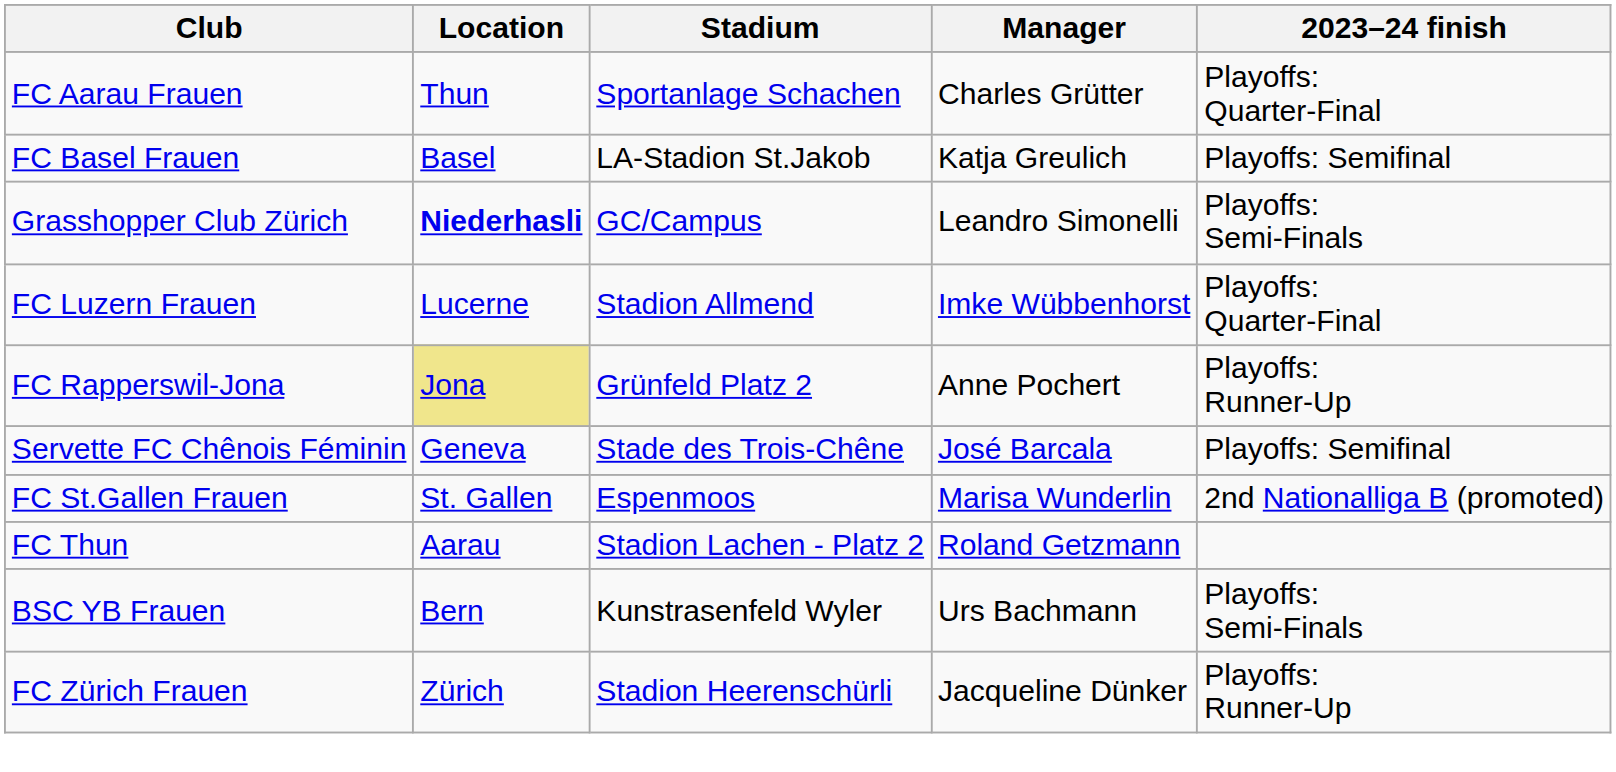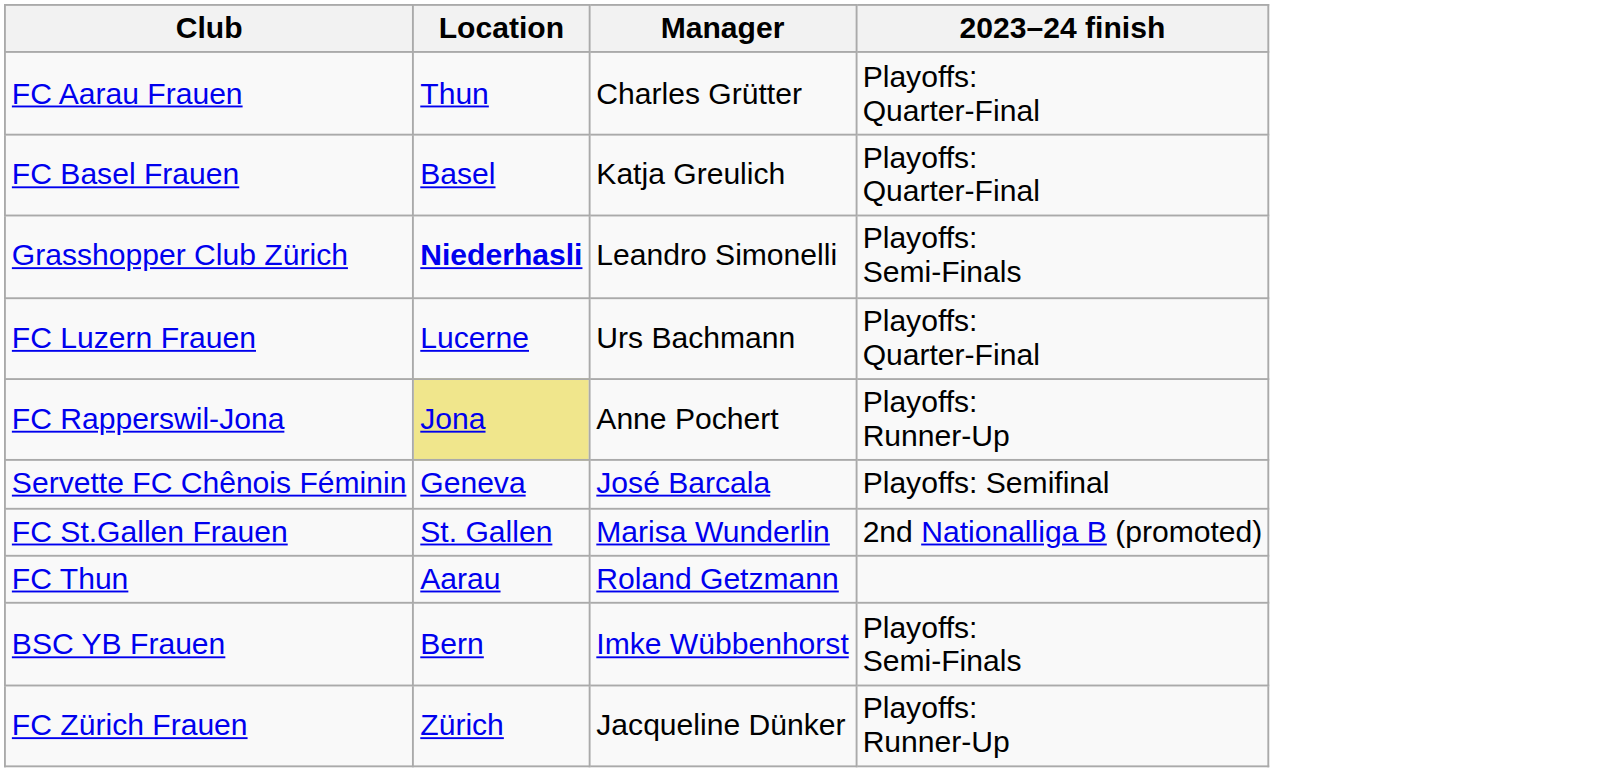- column: (760, 28)
(1328, 157) Playoffs: Semifinal -> (951, 174) Playoffs: Quarter-Final
(1064, 303) Imke Wübbenhorst -> (696, 337) Urs Bachmann
(1037, 609) Urs Bachmann -> (723, 643) Imke Wübbenhorst
